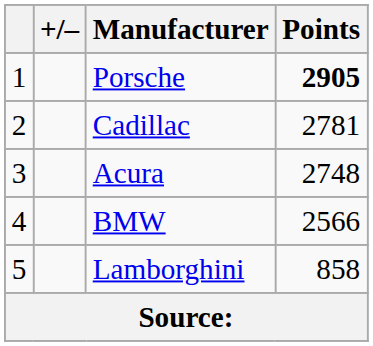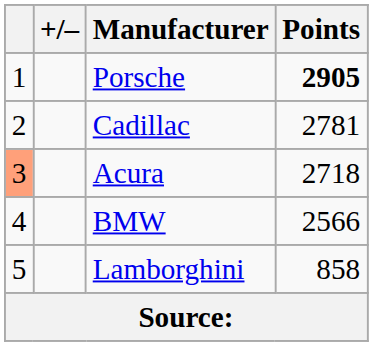(19, 173) no background -> (19, 173) lightsalmon background
(331, 173) 2748 -> (331, 173) 2718
